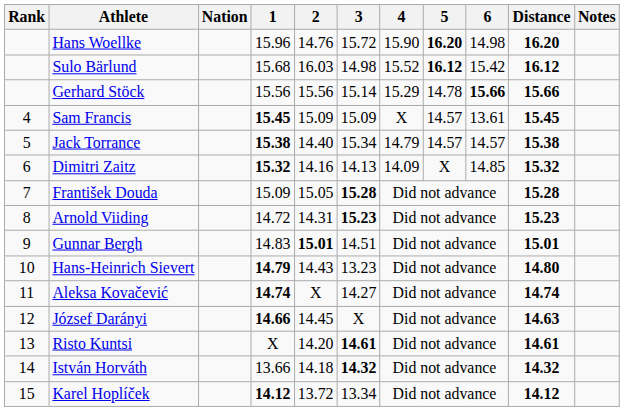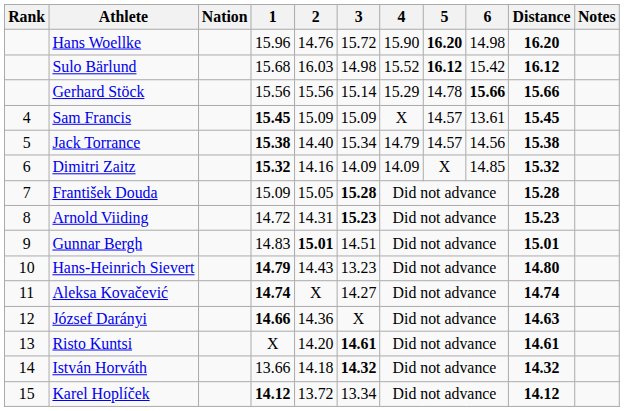(487, 142) 14.57 -> (487, 142) 14.56
(359, 167) 14.13 -> (359, 167) 14.09
(316, 318) 14.45 -> (316, 318) 14.36
